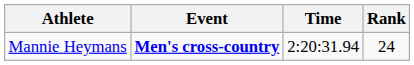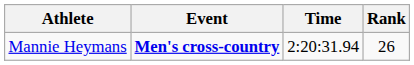(386, 46) 24 -> (386, 46) 26
